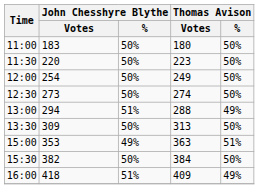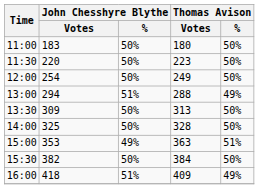- row: (22, 94)
+ row: (22, 127)
